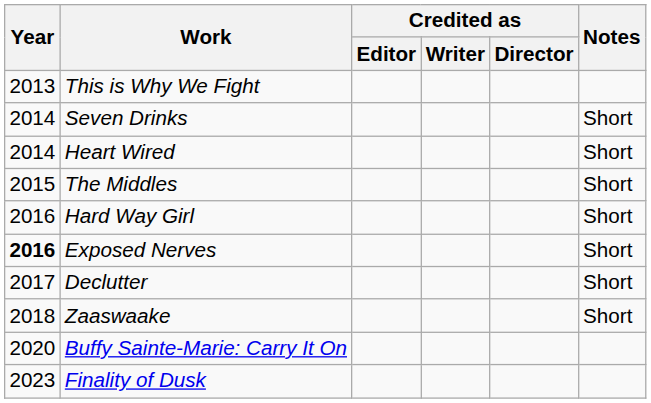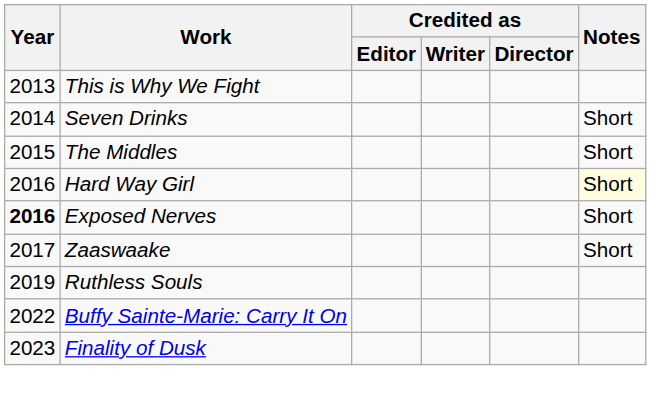- row: (120, 151)
(608, 217) no background -> (608, 184) lightyellow background
- row: (106, 282)
(32, 315) 2018 -> (32, 250) 2017
+ row: (134, 282)
(32, 348) 2020 -> (32, 315) 2022
